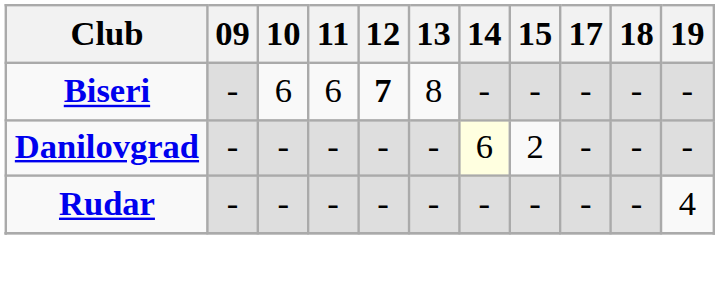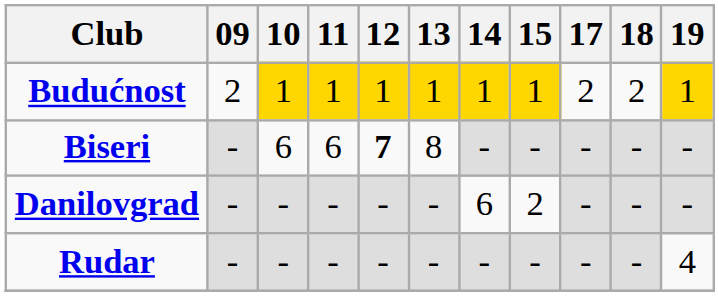+ row: (107, 90)
(484, 147) lightyellow background -> (484, 204) no background
